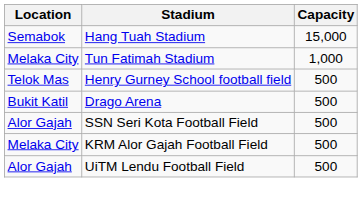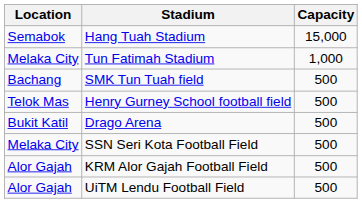+ row: (144, 79)
(40, 123) Alor Gajah -> (43, 144) Melaka City
(43, 144) Melaka City -> (40, 166) Alor Gajah
